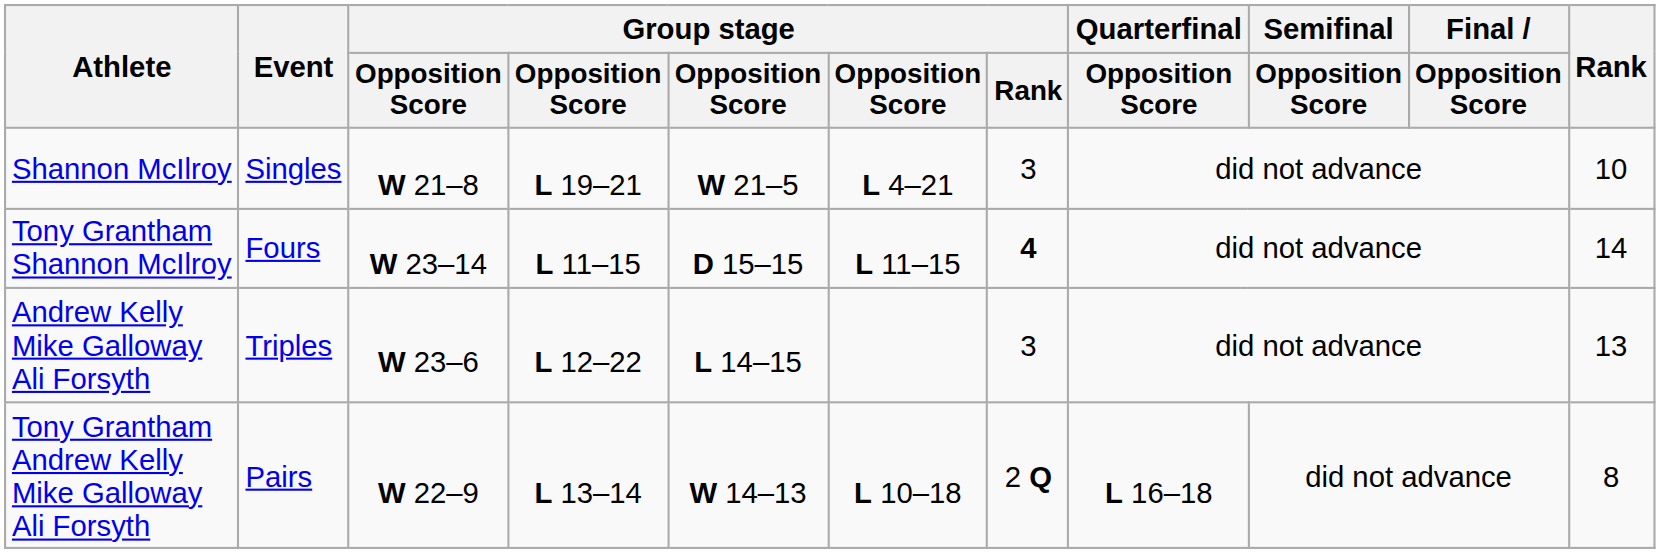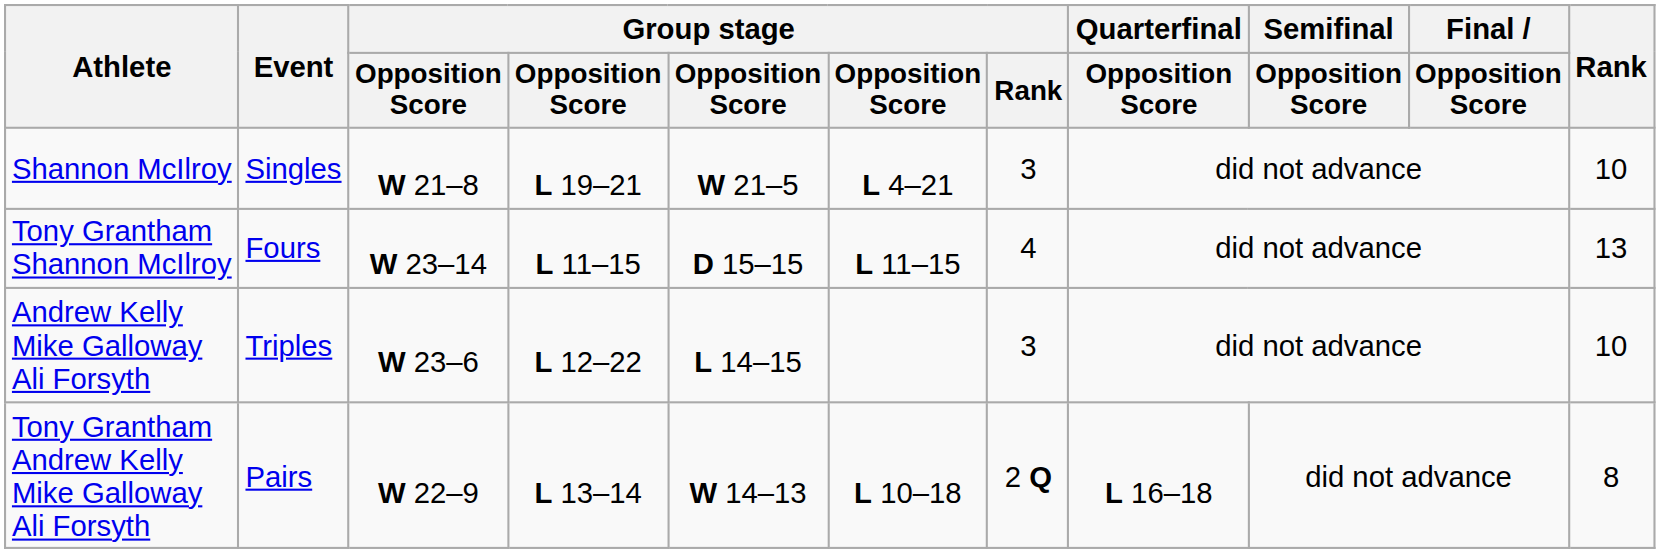(1028, 248) bold -> (1028, 248) normal
(1611, 248) 14 -> (1611, 248) 13
(1611, 345) 13 -> (1611, 345) 10
